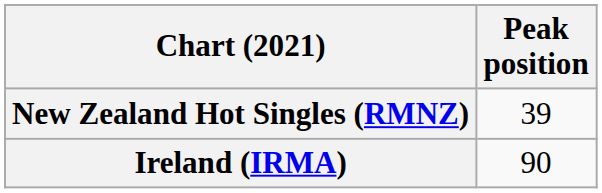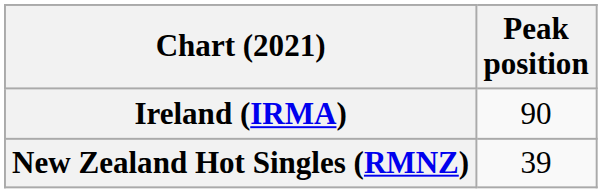rows swapped: (241, 162) <-> (241, 113)
